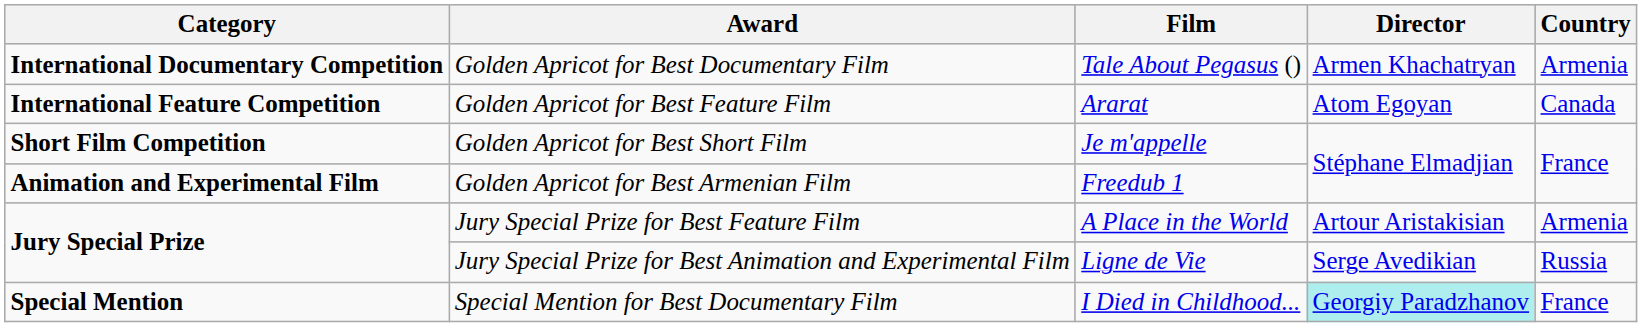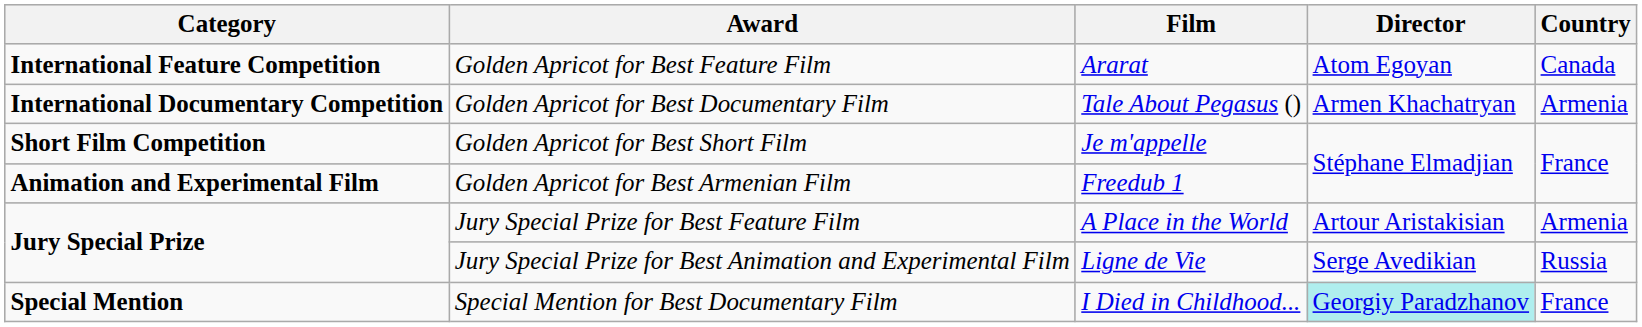rows swapped: (643, 103) <-> (672, 63)
